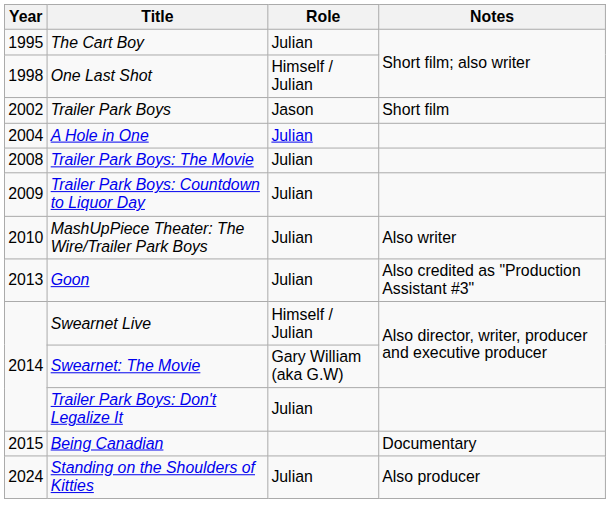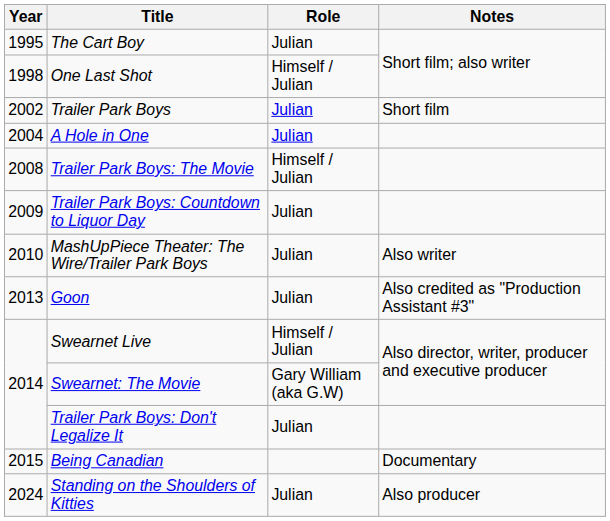(293, 110) Jason -> (292, 110) Julian
(292, 160) Julian -> (302, 169) Himself / Julian
